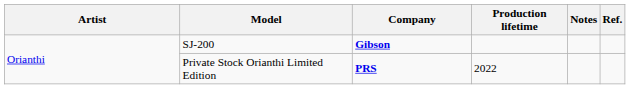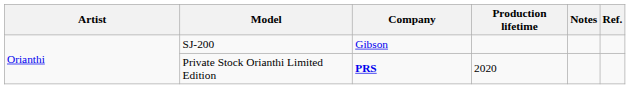(373, 44) bold -> (372, 44) normal
(485, 68) 2022 -> (485, 68) 2020
